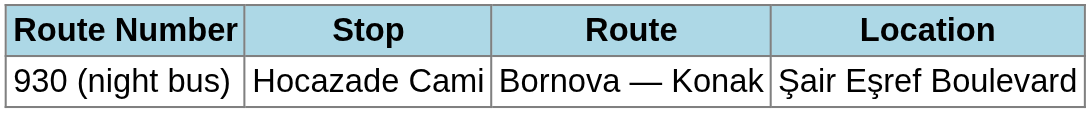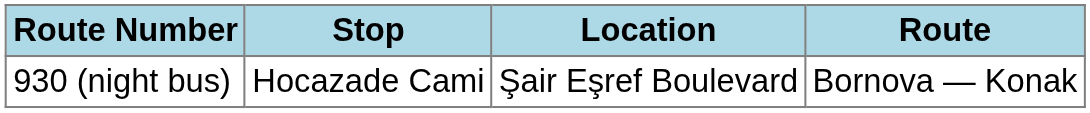columns swapped: (631, 30) <-> (928, 30)
